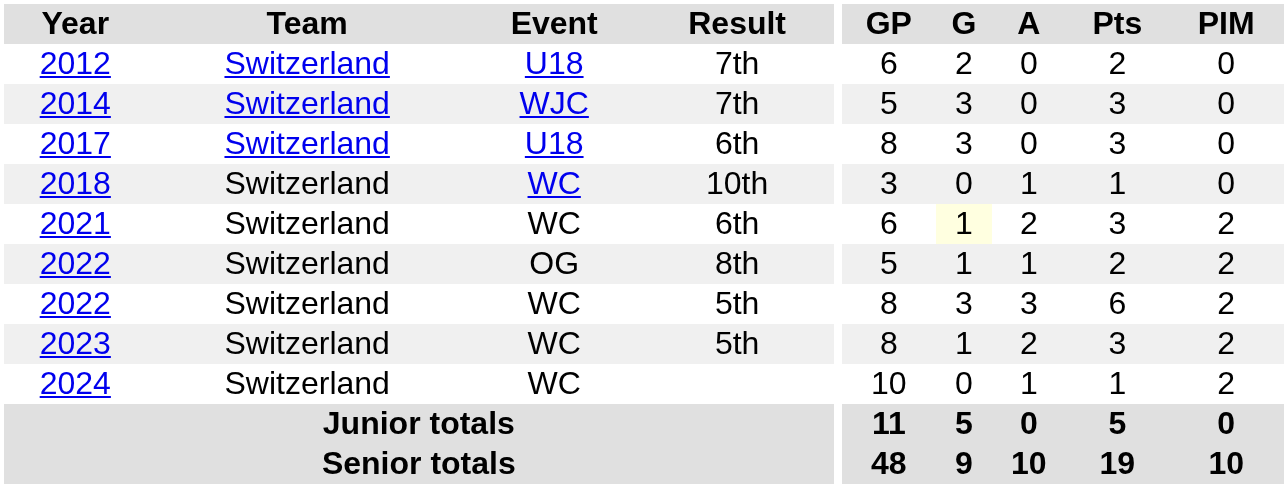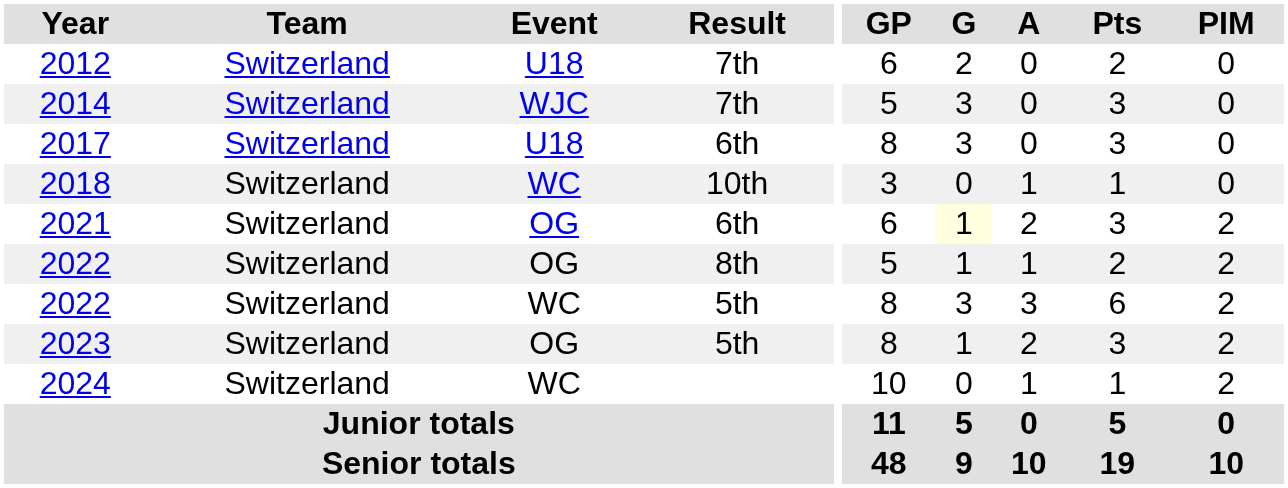(554, 223) WC -> (554, 223) OG
(554, 343) WC -> (554, 343) OG
